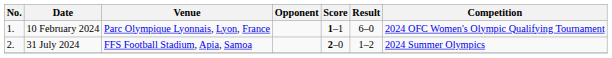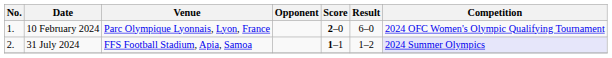(335, 28) 1–1 -> (335, 28) 2–0
(335, 45) 2–0 -> (335, 45) 1–1
(435, 45) no background -> (435, 45) lavender background
